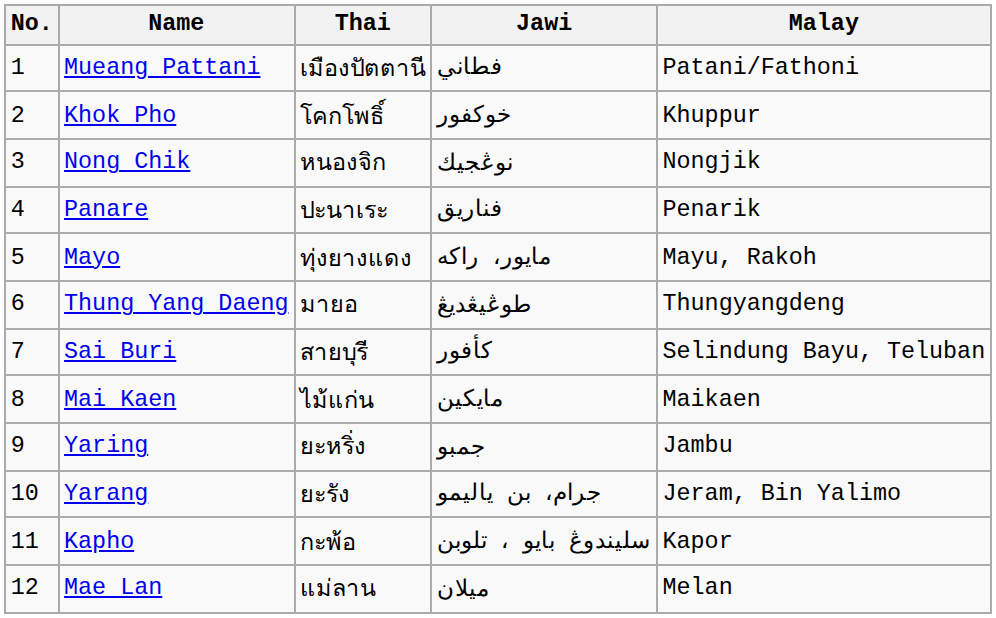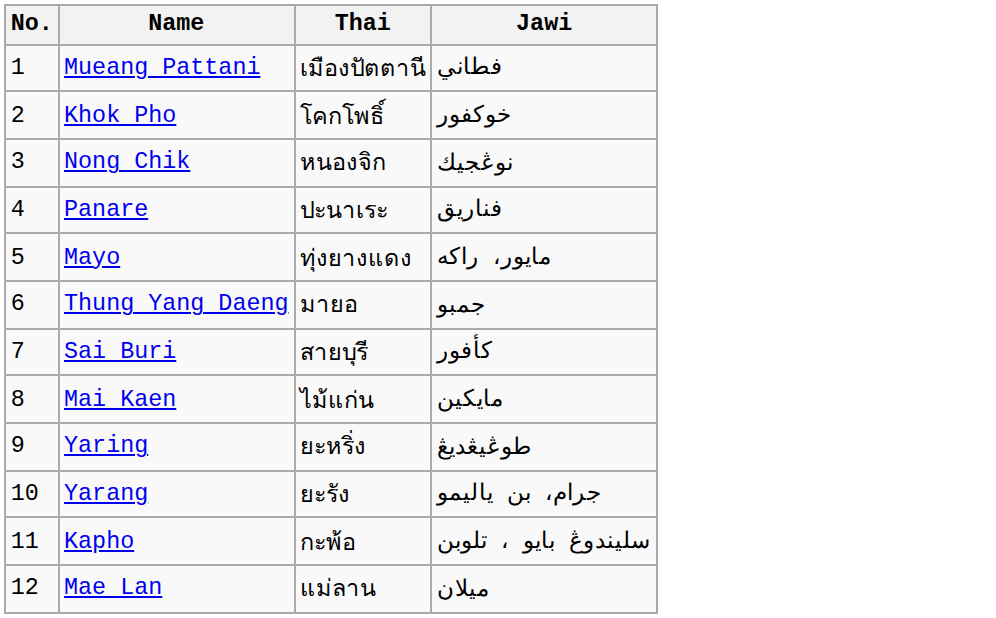- column: (824, 24)
(485, 305) طوڠيڠديڠ -> (461, 305) جمبو
(461, 447) جمبو -> (485, 447) طوڠيڠديڠ
